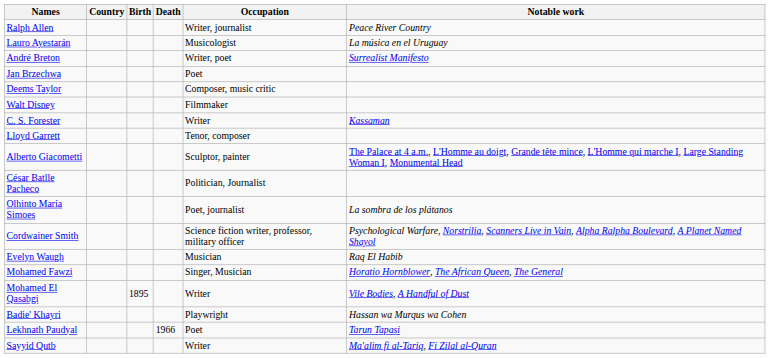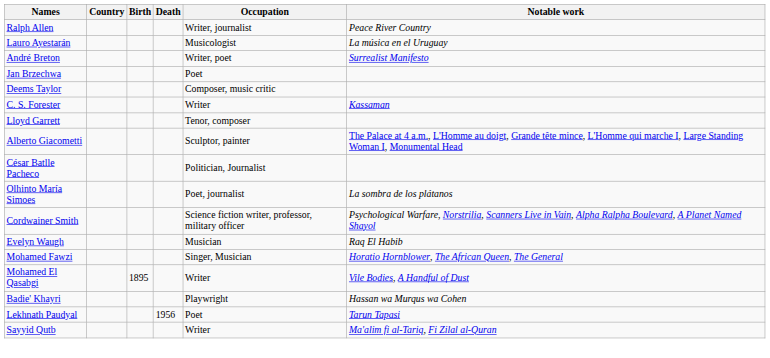- row: (31, 105)
(165, 330) 1966 -> (165, 314) 1956
